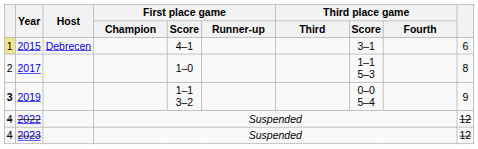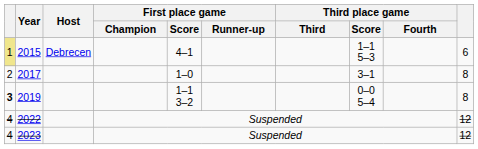(366, 46) 3–1 -> (366, 52) 1–1 5–3
(366, 69) 1–1 5–3 -> (366, 74) 3–1
(465, 97) 9 -> (465, 97) 8
